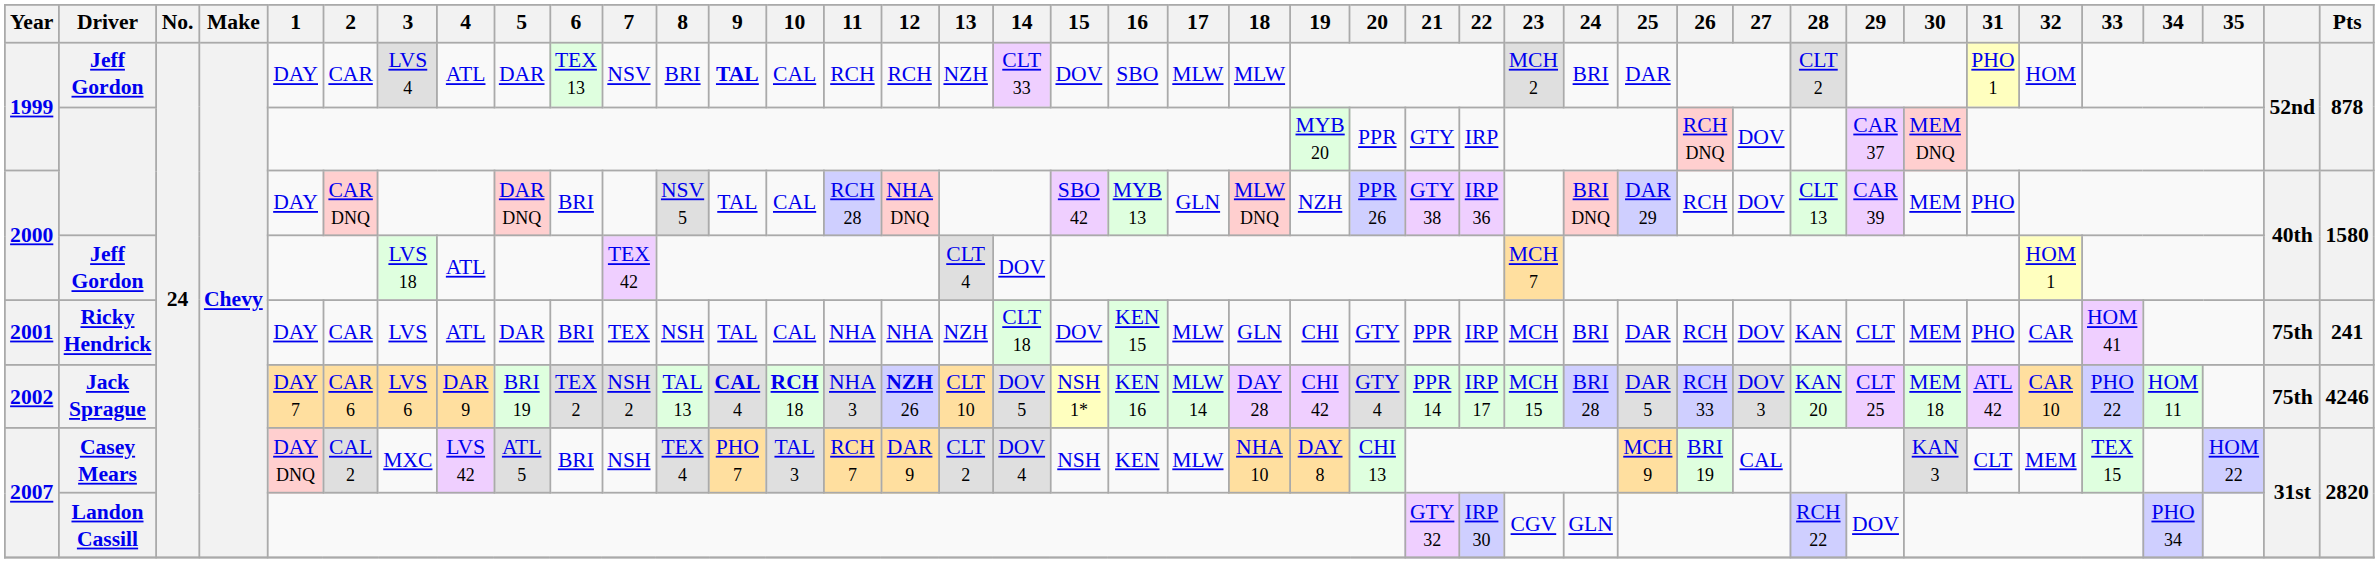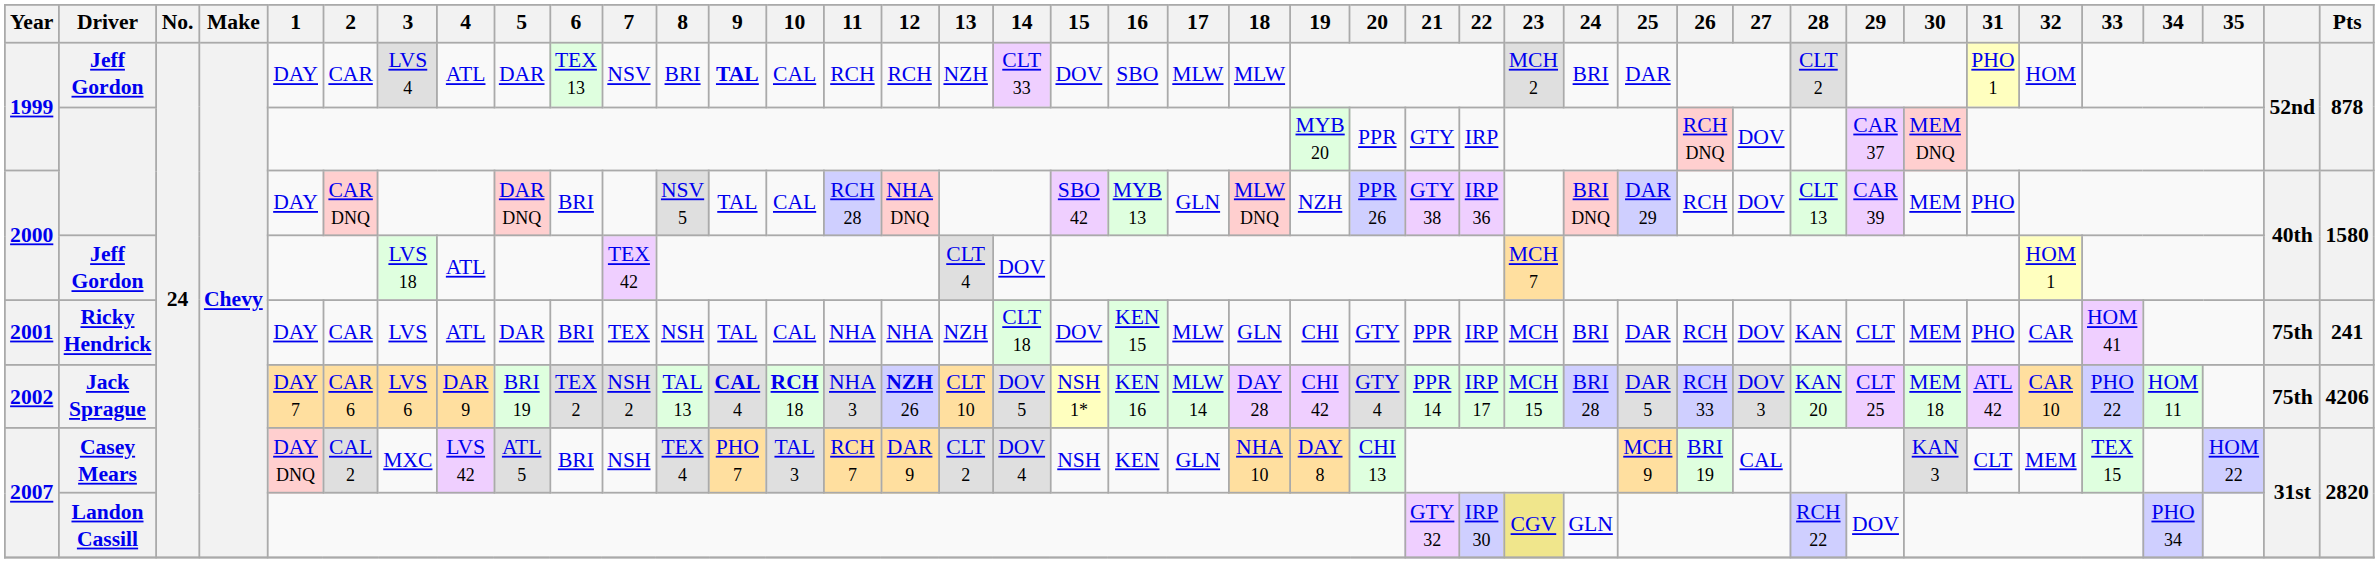(2347, 396) 4246 -> (2347, 396) 4206
(1198, 460) MLW -> (1198, 460) GLN
(1533, 524) no background -> (1533, 524) khaki background
